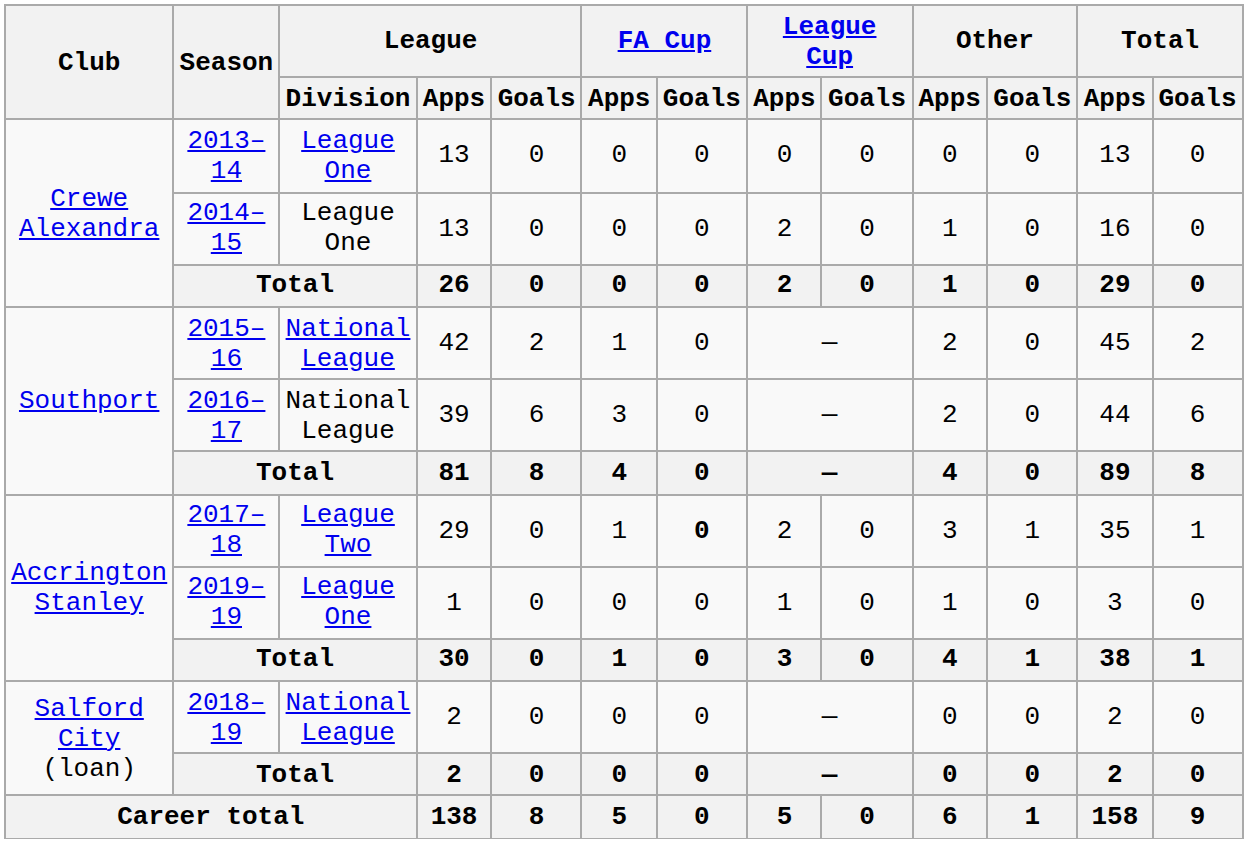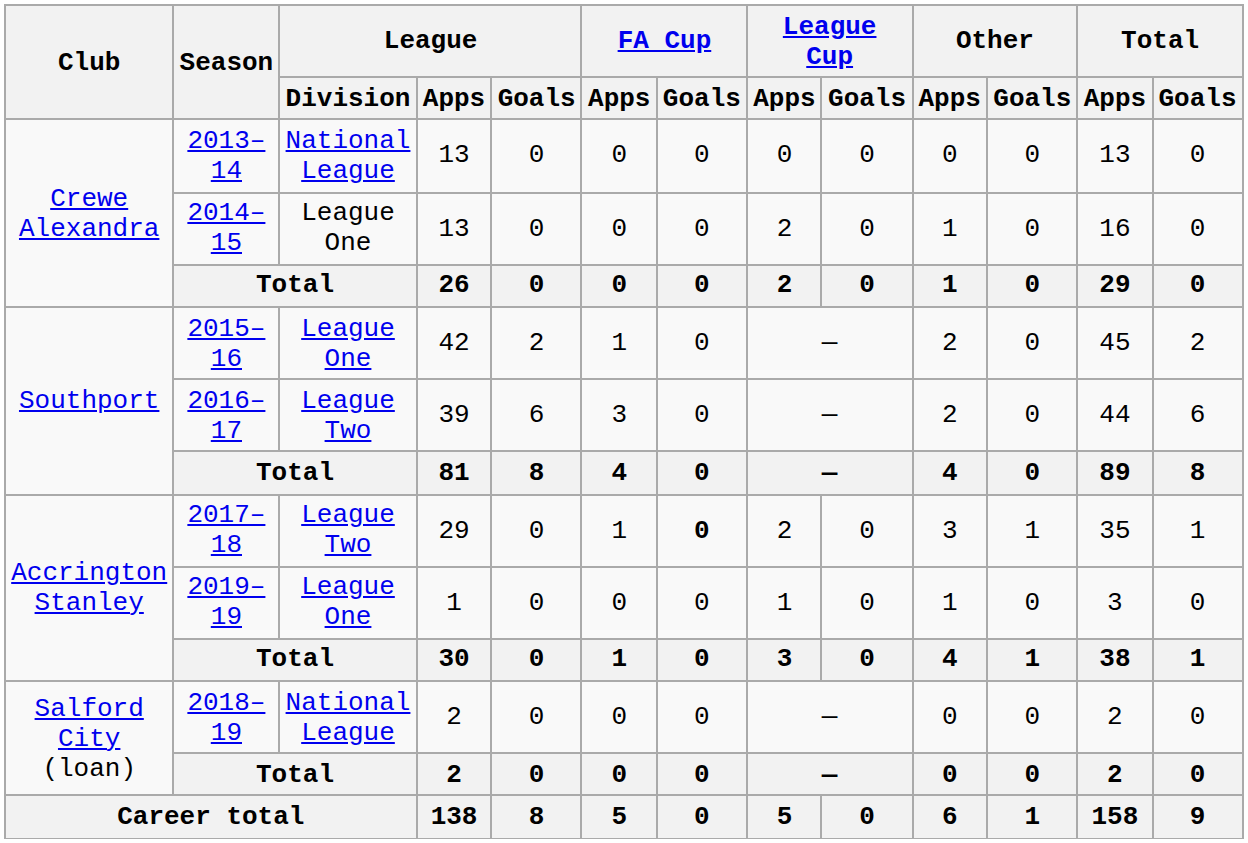(348, 156) League One -> (348, 156) National League
(348, 343) National League -> (348, 343) League One
(348, 415) National League -> (348, 415) League Two
